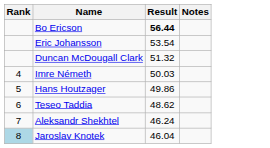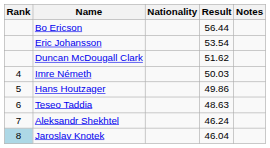+ column: (172, 12)
(162, 27) bold -> (217, 27) normal
(162, 58) 51.32 -> (217, 58) 51.62
(162, 105) 48.62 -> (217, 105) 48.63
